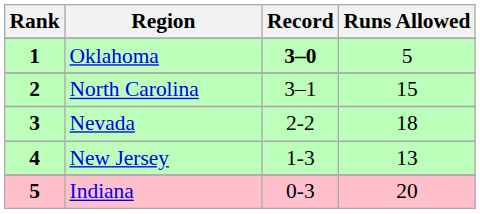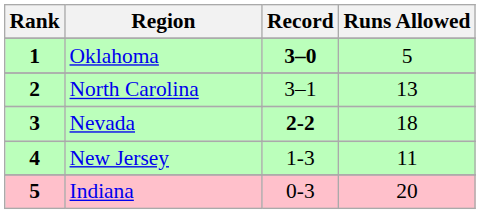(407, 89) 15 -> (407, 89) 13
(300, 123) normal -> (300, 123) bold
(407, 157) 13 -> (407, 157) 11
